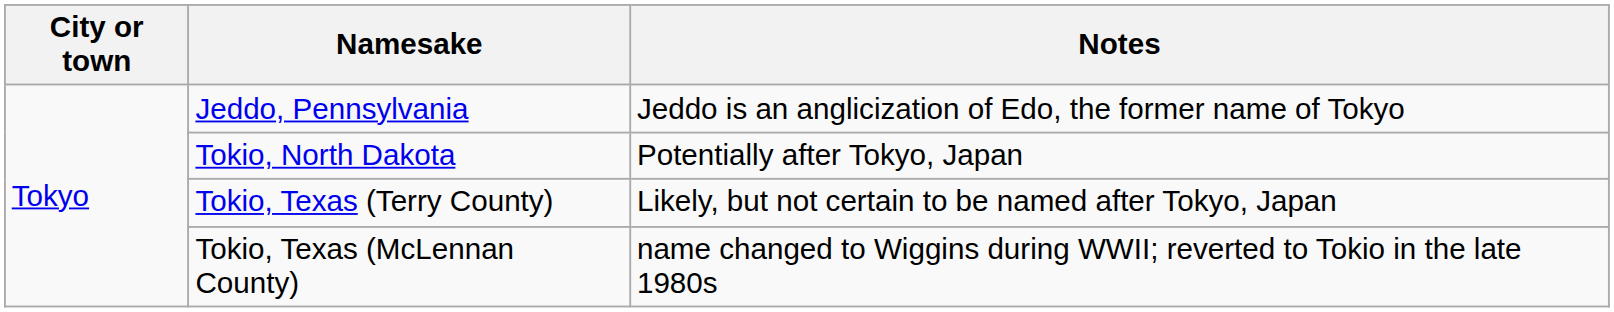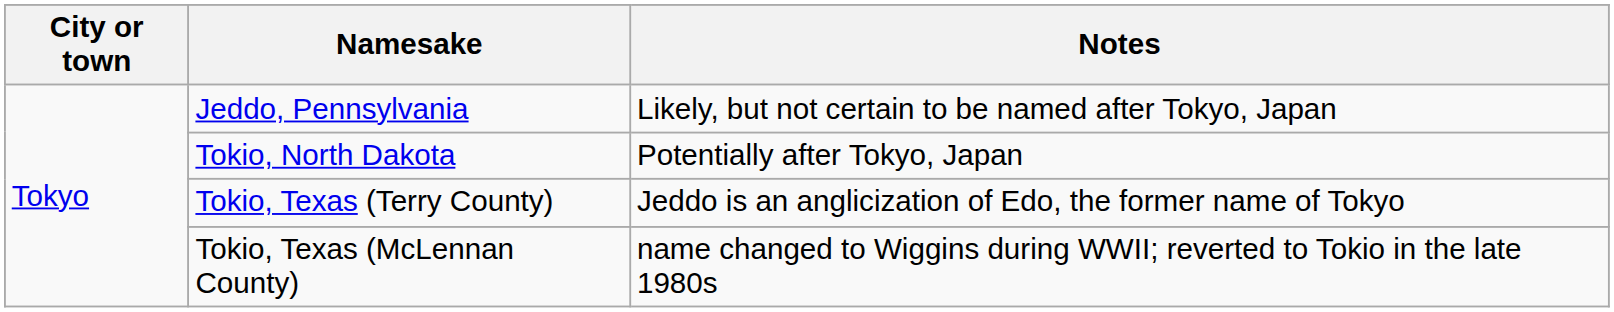(1021, 108) Jeddo is an anglicization of Edo, the former name of Tokyo -> (987, 108) Likely, but not certain to be named after Tokyo, Japan
(987, 202) Likely, but not certain to be named after Tokyo, Japan -> (1021, 202) Jeddo is an anglicization of Edo, the former name of Tokyo
